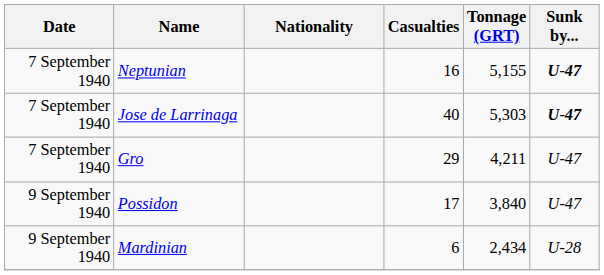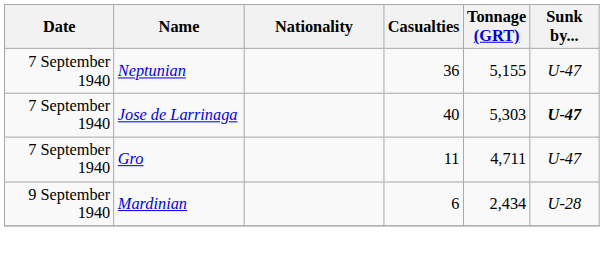(451, 70) 16 -> (451, 70) 36
(564, 70) bold -> (564, 70) normal
(451, 159) 29 -> (452, 159) 11
(508, 159) 4,211 -> (508, 159) 4,711
- row: (148, 203)
